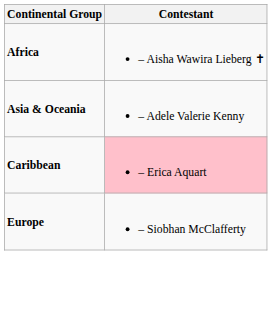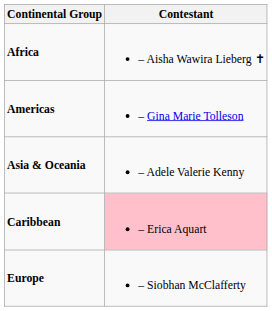+ row: (31, 108)
